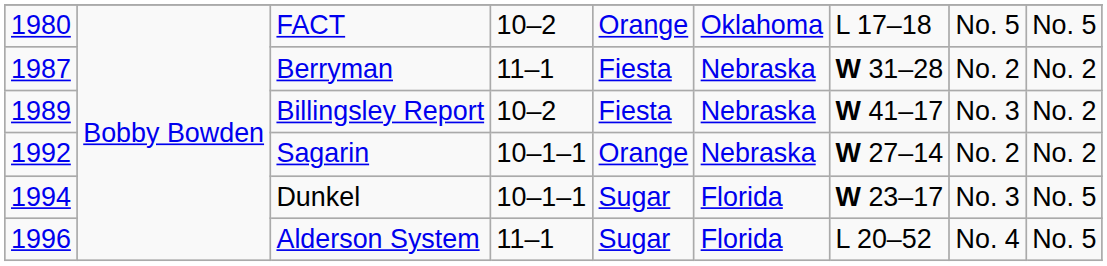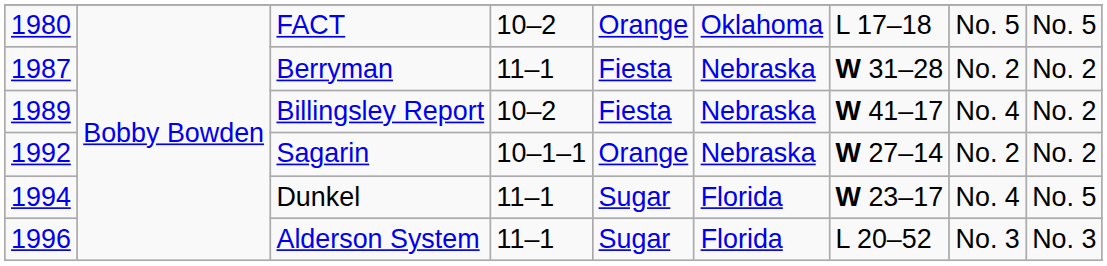(988, 111) No. 3 -> (988, 111) No. 4
(541, 196) 10–1–1 -> (525, 196) 11–1
(988, 196) No. 3 -> (988, 196) No. 4
(988, 238) No. 4 -> (988, 238) No. 3
(1064, 238) No. 5 -> (1064, 238) No. 3
